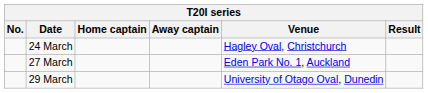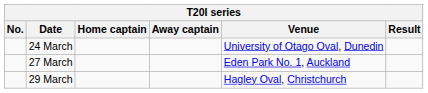(285, 46) Hagley Oval, Christchurch -> (304, 46) University of Otago Oval, Dunedin
(304, 79) University of Otago Oval, Dunedin -> (285, 79) Hagley Oval, Christchurch
